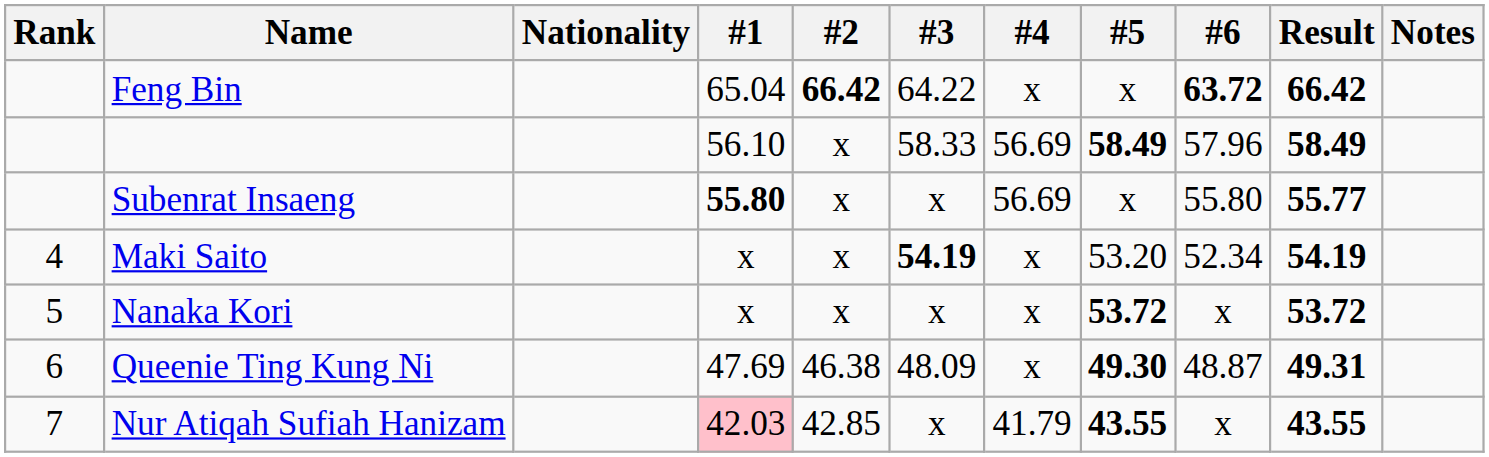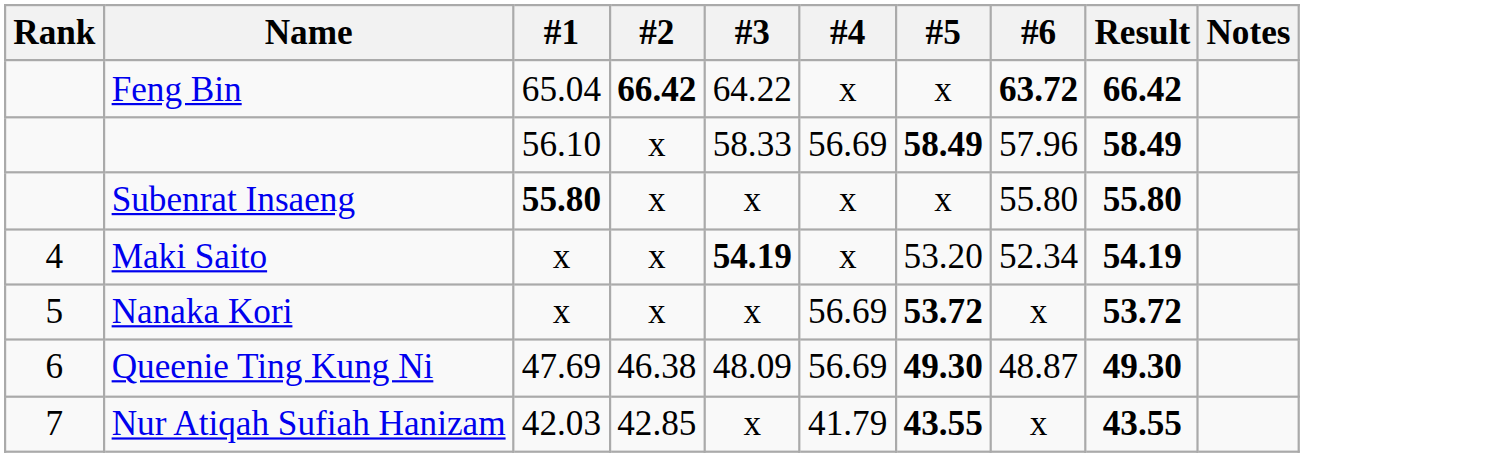- column: (606, 32)
(1032, 199) 56.69 -> (848, 199) x
(1327, 199) 55.77 -> (1142, 199) 55.80
(1032, 311) x -> (848, 311) 56.69
(1032, 367) x -> (848, 367) 56.69
(1327, 367) 49.31 -> (1142, 367) 49.30
(746, 423) pink background -> (561, 423) no background
